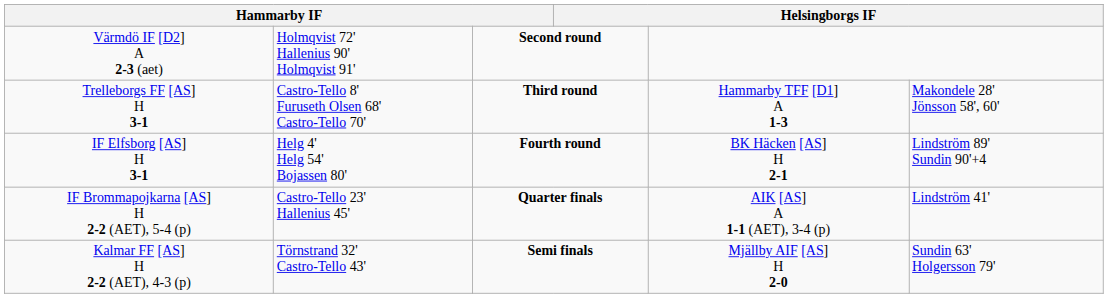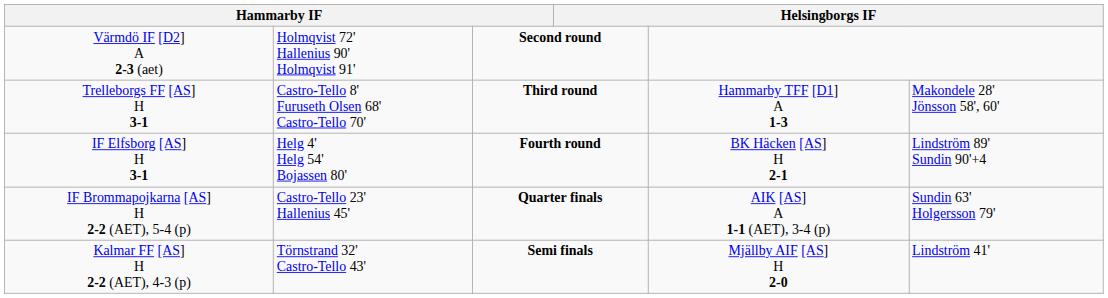(951, 197) Lindström 41' -> (954, 205) Sundin 63' Holgersson 79'
(954, 259) Sundin 63' Holgersson 79' -> (951, 251) Lindström 41'
